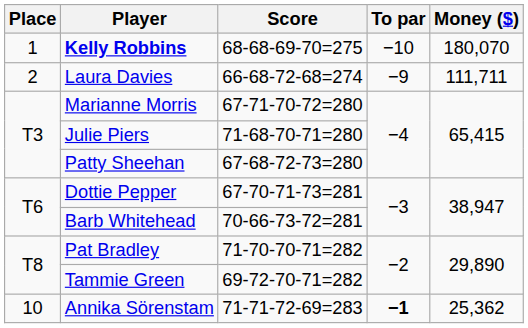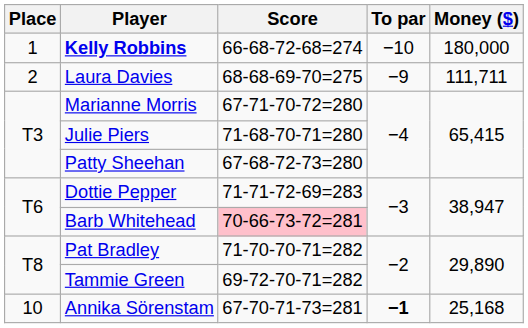(293, 47) 68-68-69-70=275 -> (293, 47) 66-68-72-68=274
(477, 47) 180,070 -> (477, 47) 180,000
(293, 76) 66-68-72-68=274 -> (293, 76) 68-68-69-70=275
(293, 192) 67-70-71-73=281 -> (293, 192) 71-71-72-69=283
(293, 221) no background -> (293, 221) pink background
(293, 308) 71-71-72-69=283 -> (293, 308) 67-70-71-73=281
(477, 308) 25,362 -> (477, 308) 25,168
